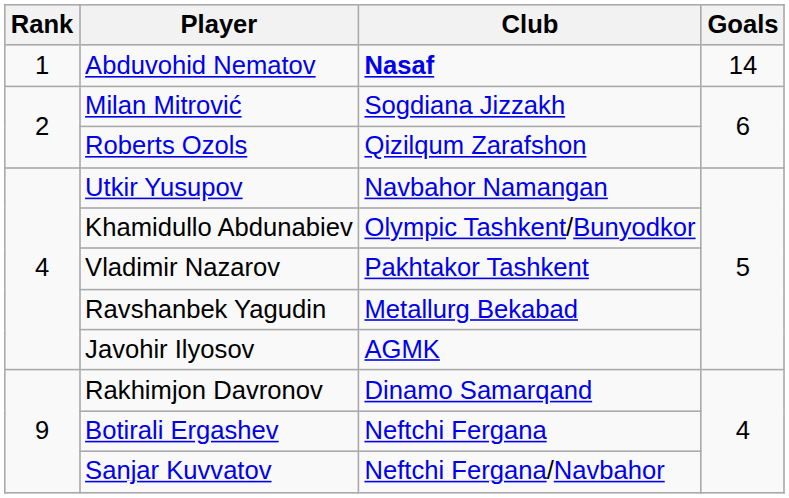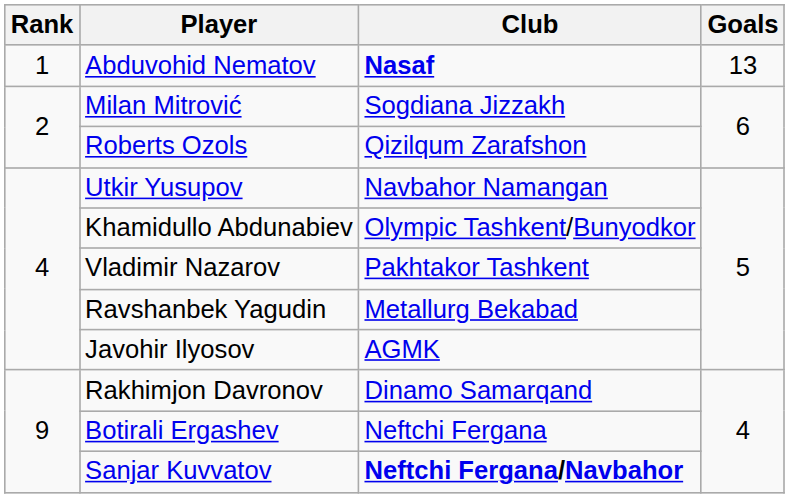(743, 65) 14 -> (743, 65) 13
(515, 471) normal -> (524, 471) bold
